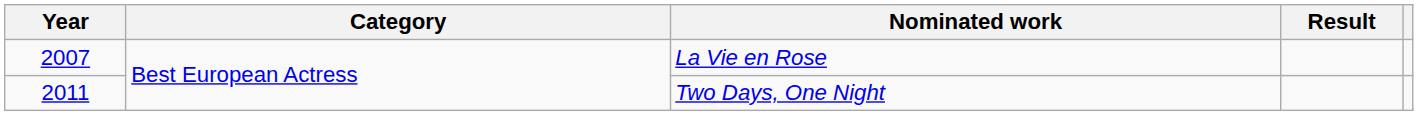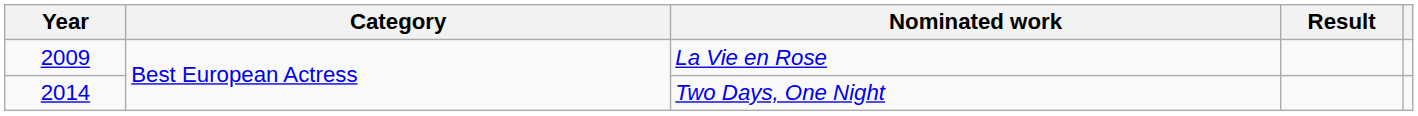(65, 57) 2007 -> (65, 57) 2009
(65, 92) 2011 -> (65, 92) 2014
